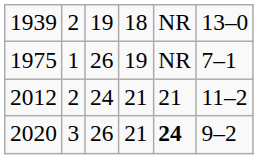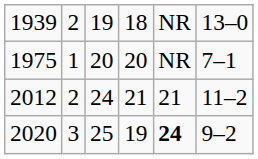(102, 60) 26 -> (102, 60) 20
(136, 60) 19 -> (136, 60) 20
(102, 134) 26 -> (102, 134) 25
(136, 134) 21 -> (136, 134) 19
